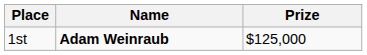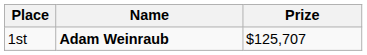(276, 38) $125,000 -> (276, 38) $125,707
